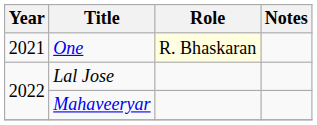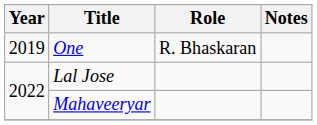(27, 47) 2021 -> (27, 47) 2019
(208, 47) lightyellow background -> (208, 47) no background
